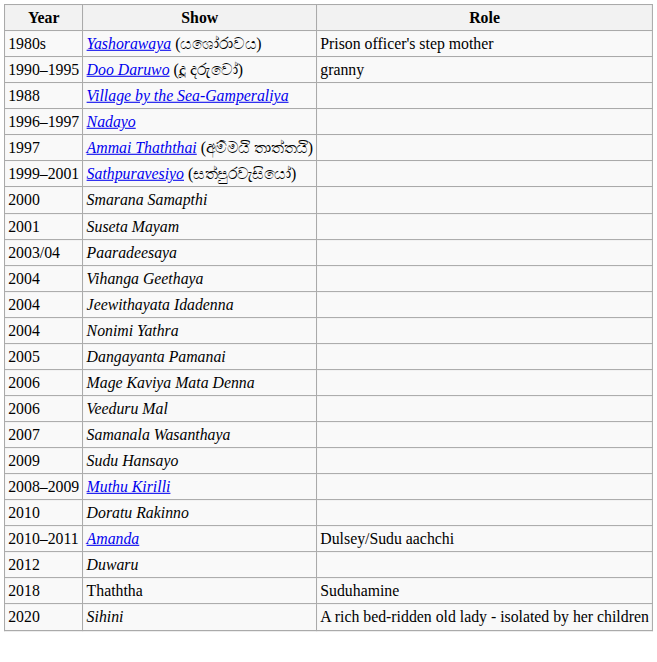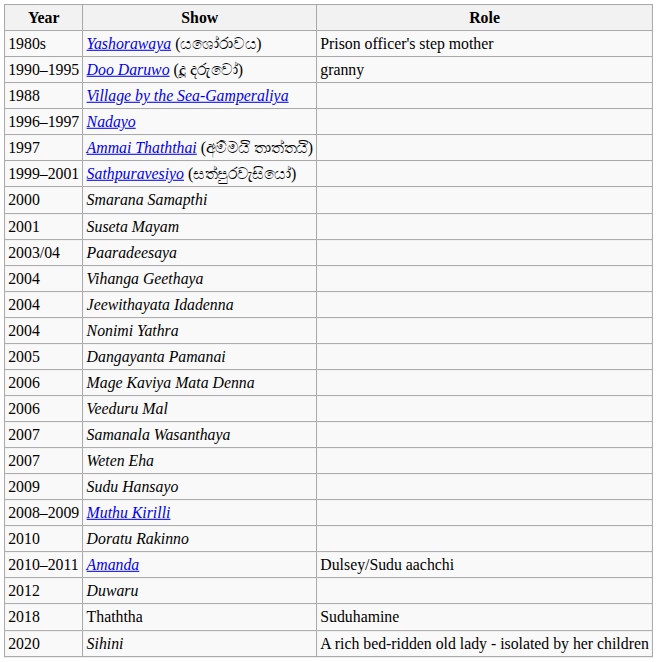+ row: (120, 460)
